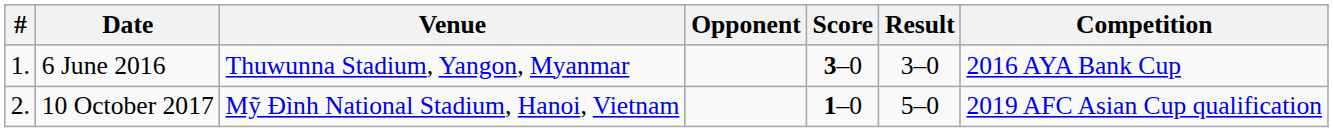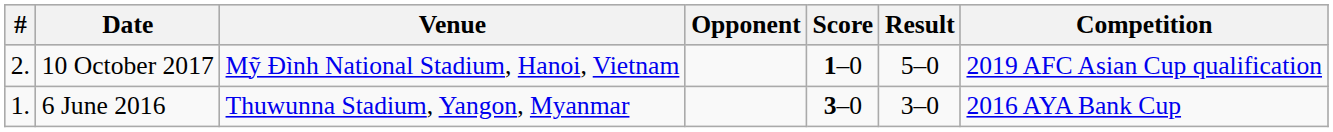rows swapped: (104, 65) <-> (128, 106)
